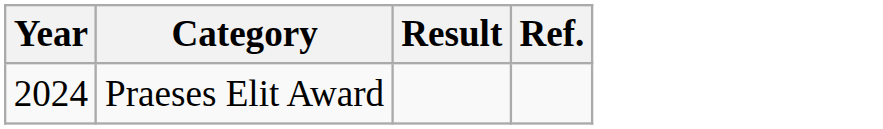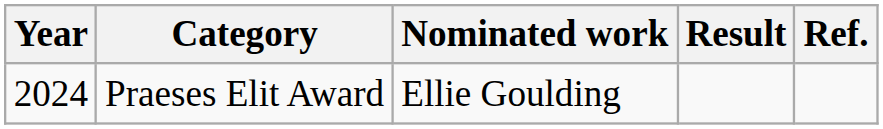+ column: (535, 33)
